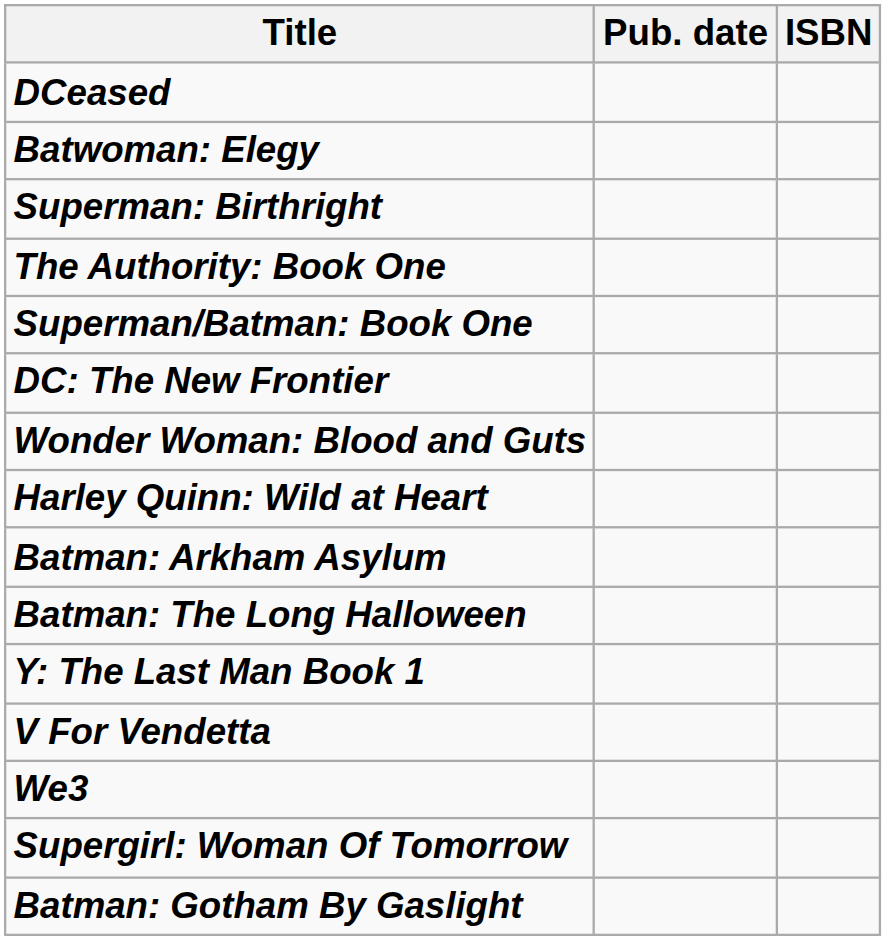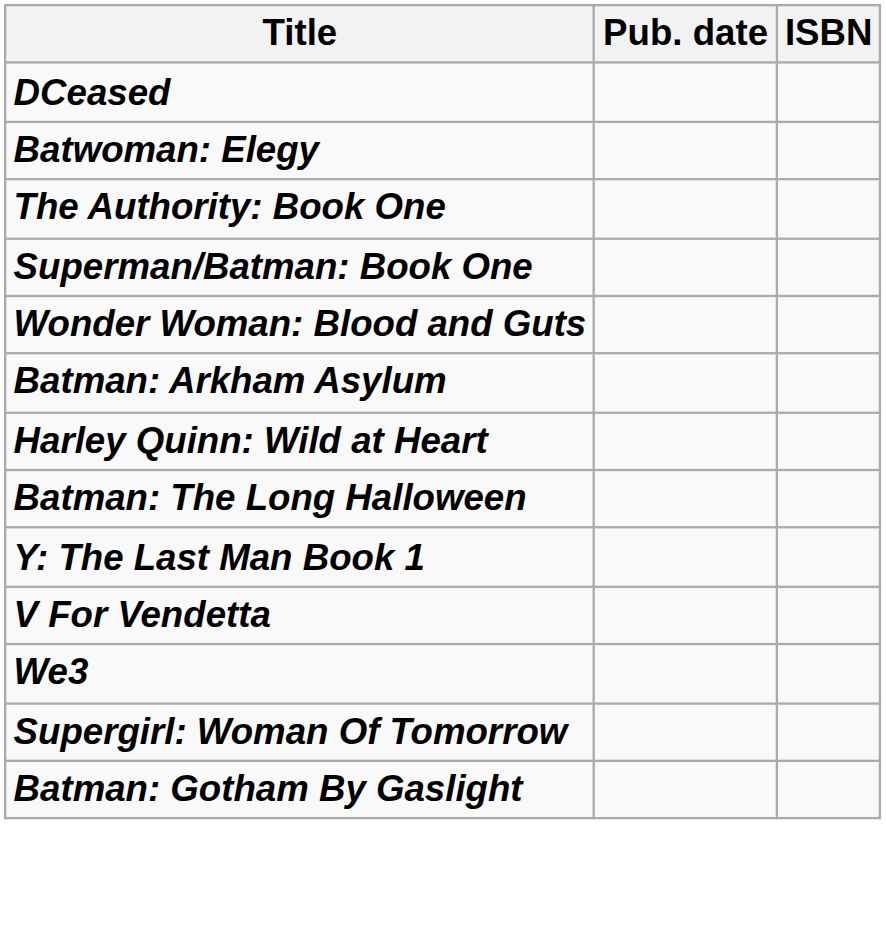- row: (198, 207)
- row: (201, 382)
rows swapped: (230, 556) <-> (251, 498)
